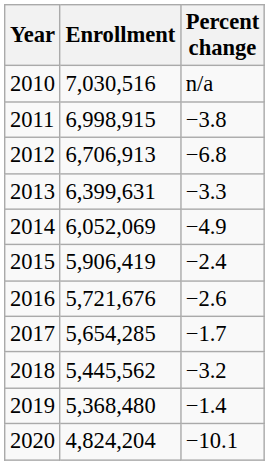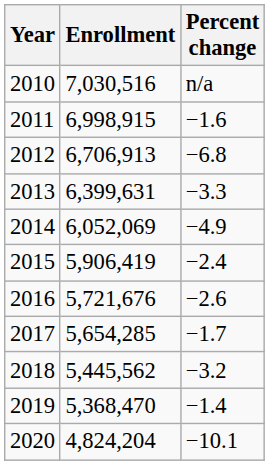(206, 119) −3.8 -> (206, 119) −1.6
(111, 405) 5,368,480 -> (111, 405) 5,368,470
